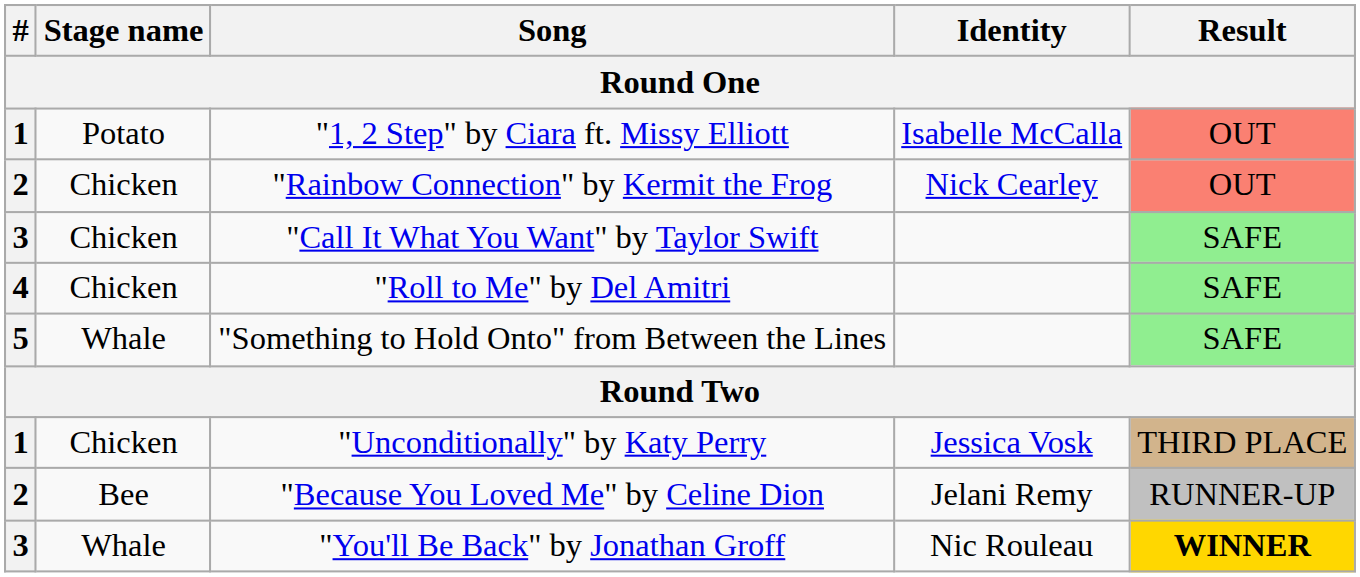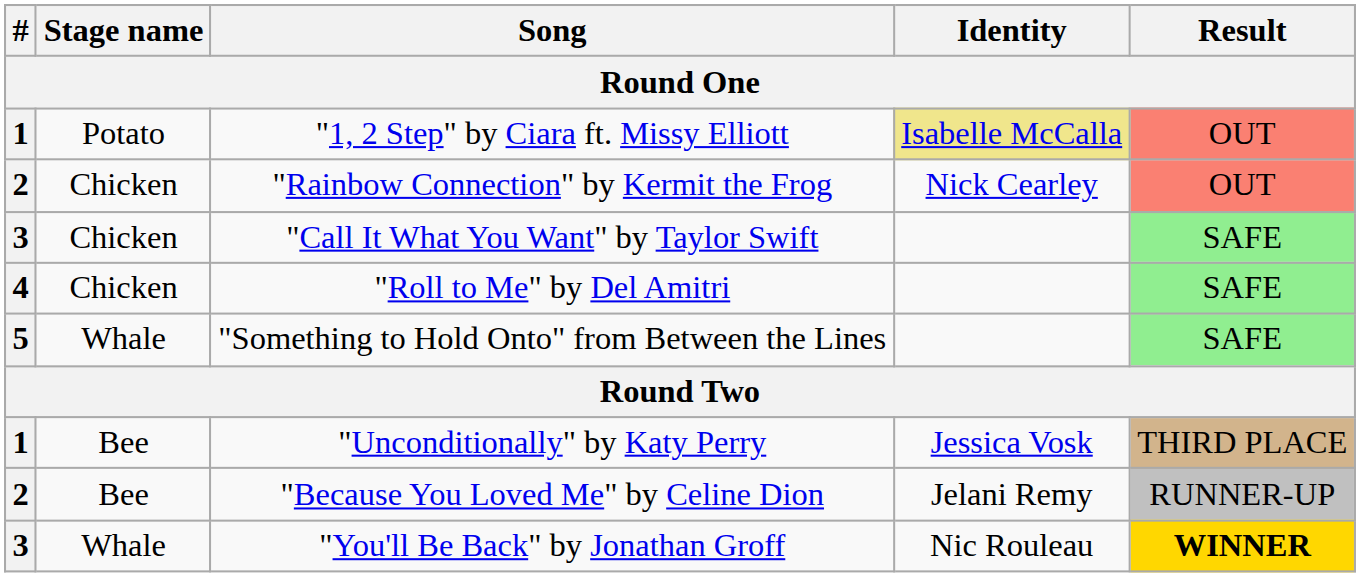(1012, 133) no background -> (1012, 133) khaki background
(124, 442) Chicken -> (124, 442) Bee
